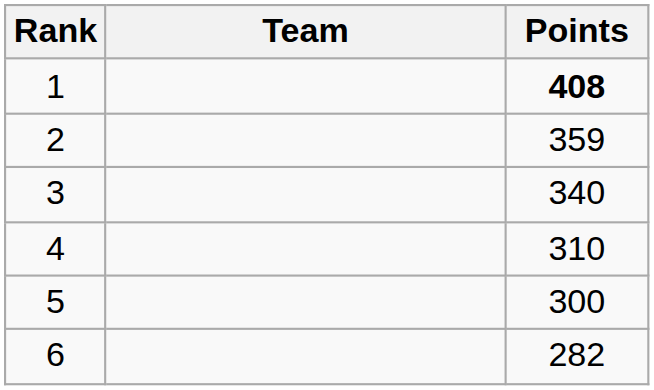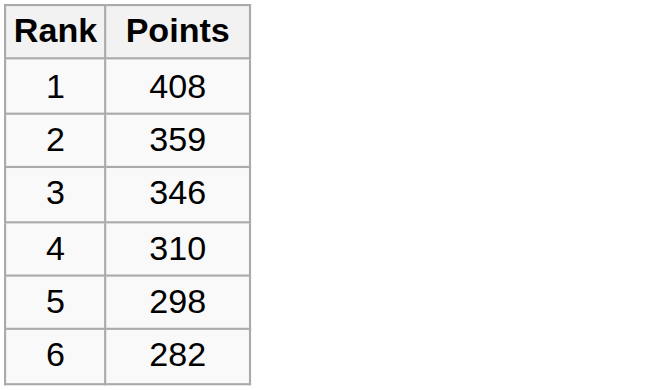- column: (306, 31)
(577, 85) bold -> (178, 85) normal
(577, 193) 340 -> (178, 193) 346
(577, 301) 300 -> (178, 301) 298
